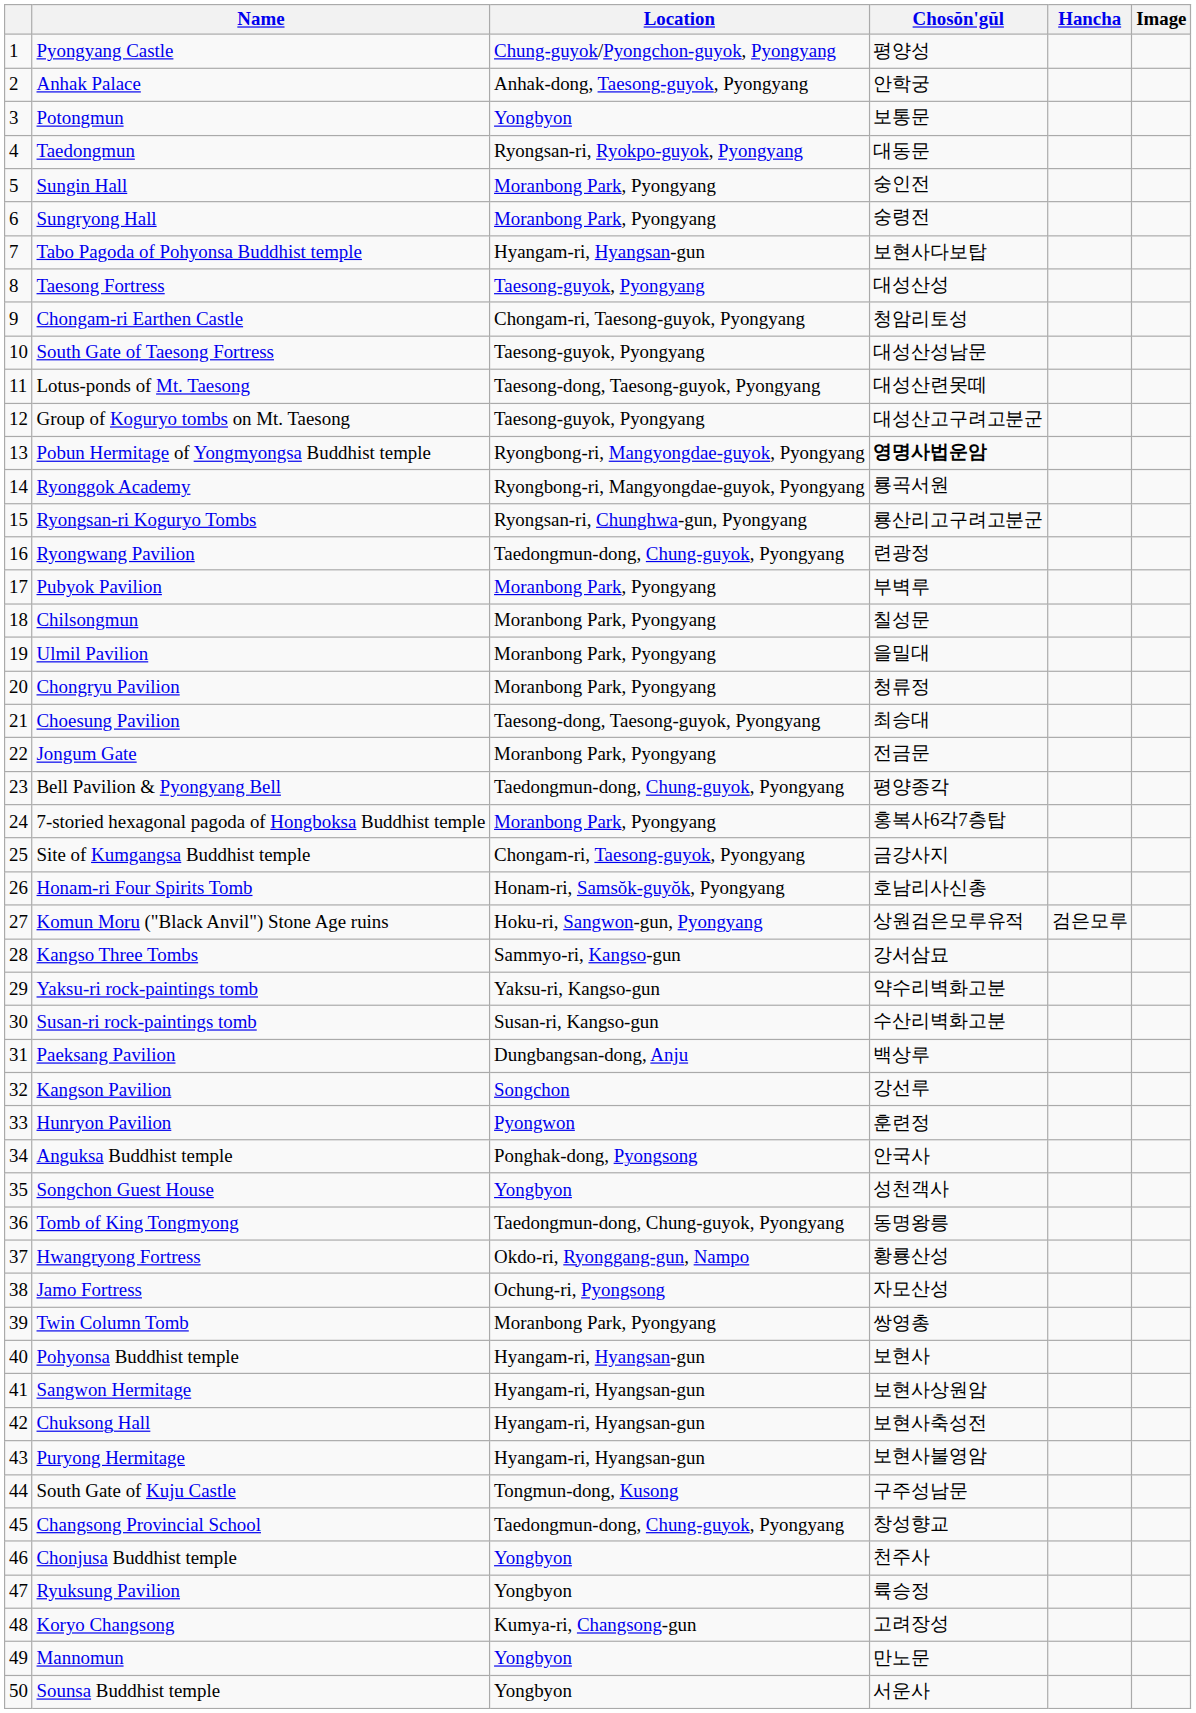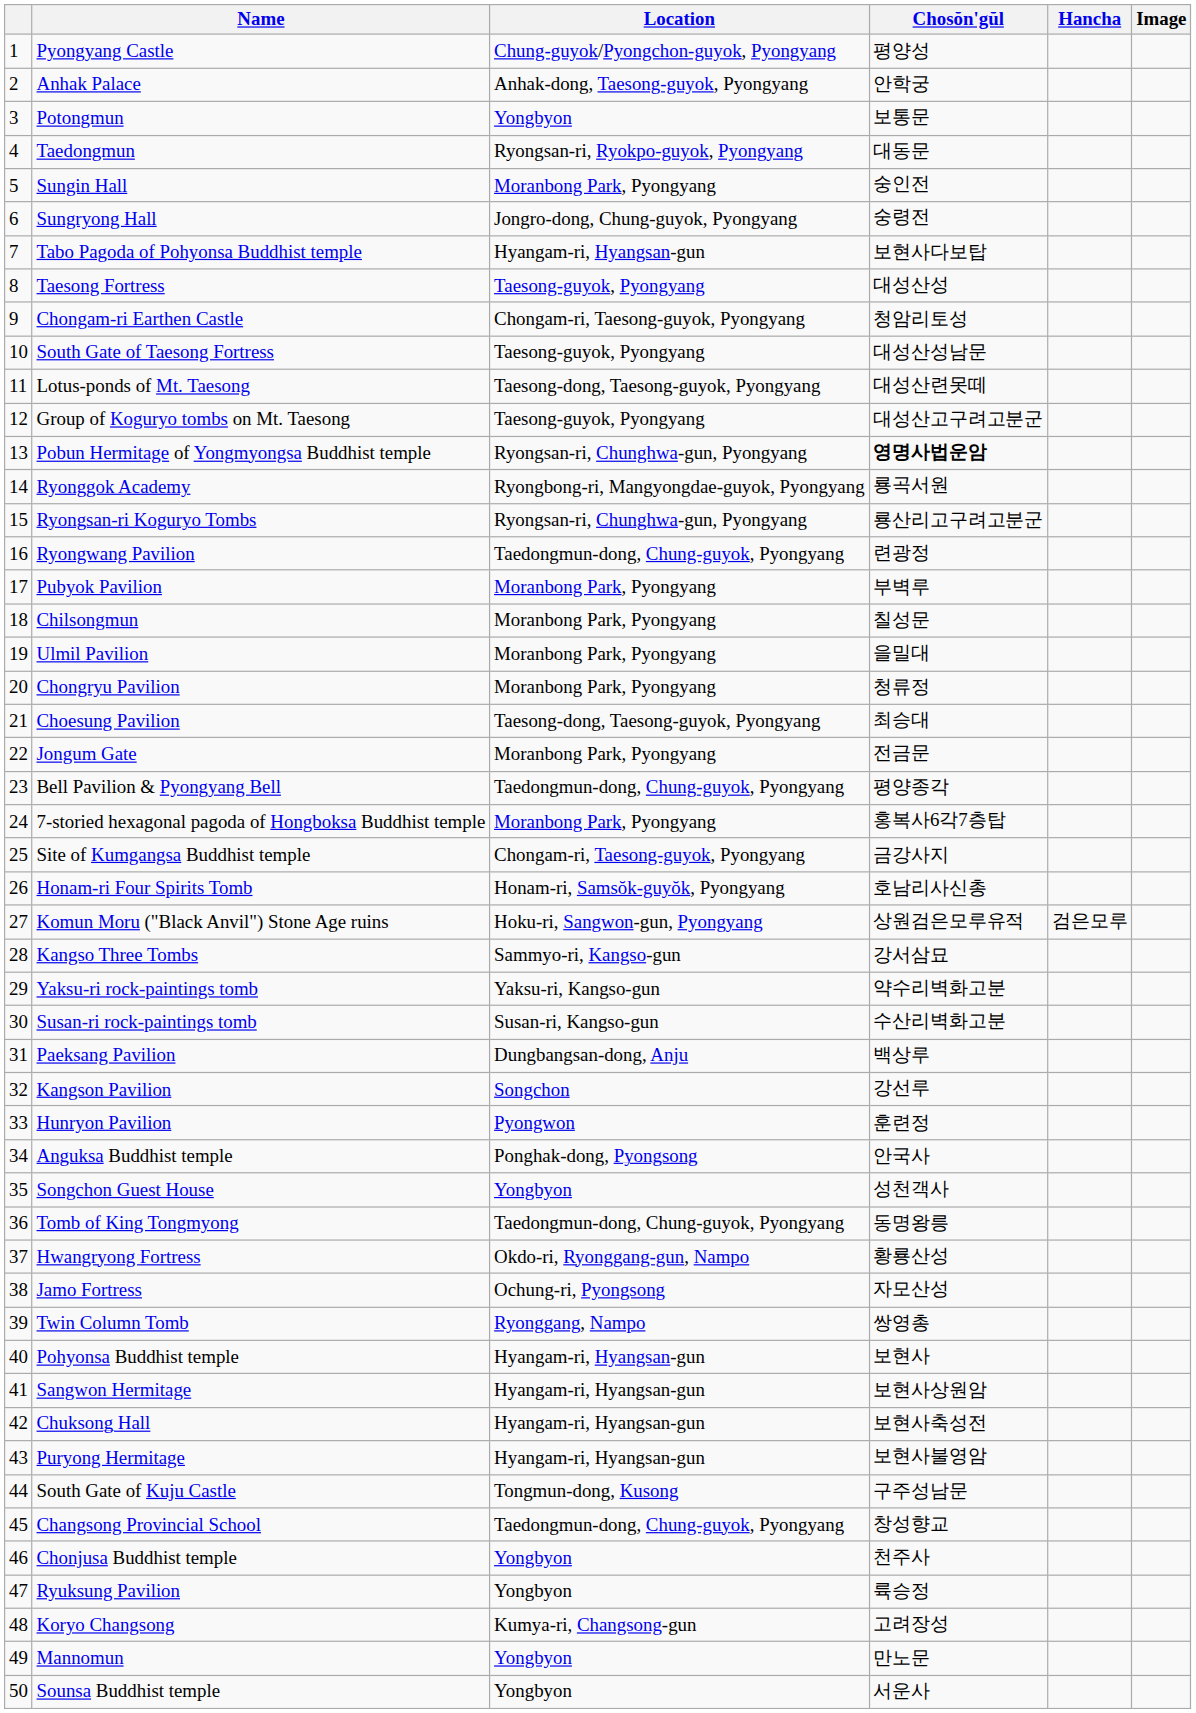(605, 218) Moranbong Park, Pyongyang -> (646, 218) Jongro-dong, Chung-guyok, Pyongyang
(679, 452) Ryongbong-ri, Mangyongdae-guyok, Pyongyang -> (650, 452) Ryongsan-ri, Chunghwa-gun, Pyongyang
(605, 1323) Moranbong Park, Pyongyang -> (570, 1323) Ryonggang, Nampo
